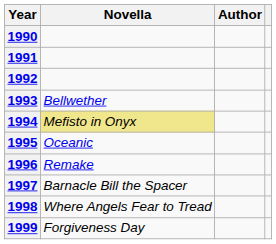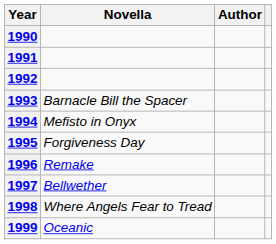(75, 100) Bellwether -> (115, 100) Barnacle Bill the Spacer
(90, 121) khaki background -> (90, 121) no background
(68, 143) Oceanic -> (94, 143) Forgiveness Day
(115, 185) Barnacle Bill the Spacer -> (75, 185) Bellwether
(94, 228) Forgiveness Day -> (68, 228) Oceanic
